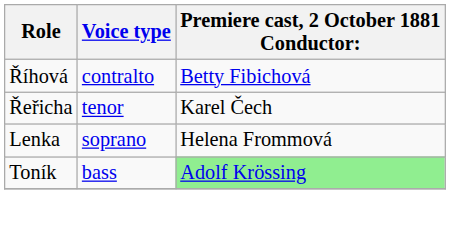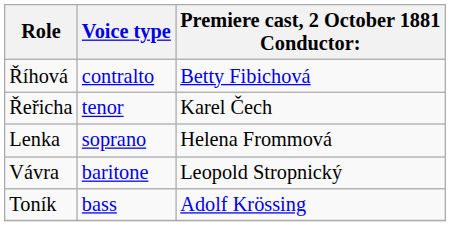+ row: (34, 172)
(243, 172) lightgreen background -> (243, 204) no background
